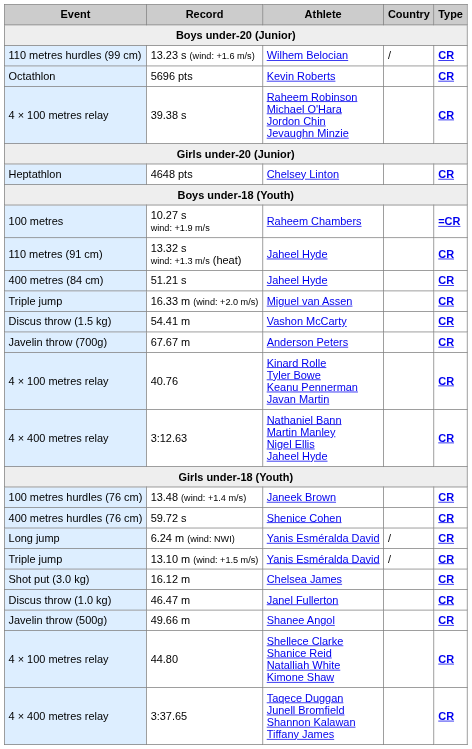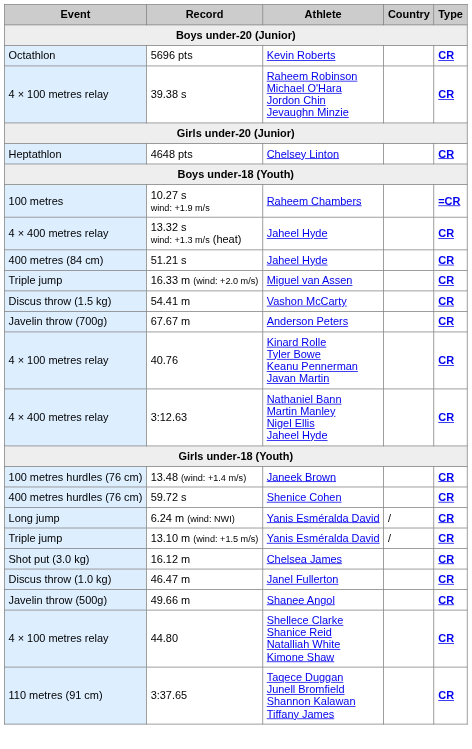- row: (203, 56)
(56, 254) 110 metres (91 cm) -> (59, 234) 4 × 400 metres relay
(59, 716) 4 × 400 metres relay -> (56, 696) 110 metres (91 cm)
